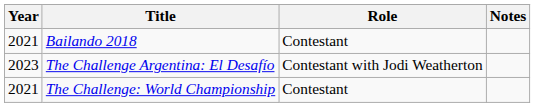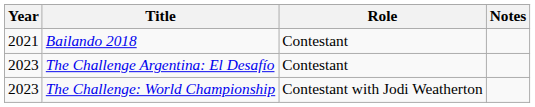(382, 65) Contestant with Jodi Weatherton -> (315, 65) Contestant
(23, 89) 2021 -> (23, 89) 2023
(315, 89) Contestant -> (382, 89) Contestant with Jodi Weatherton
